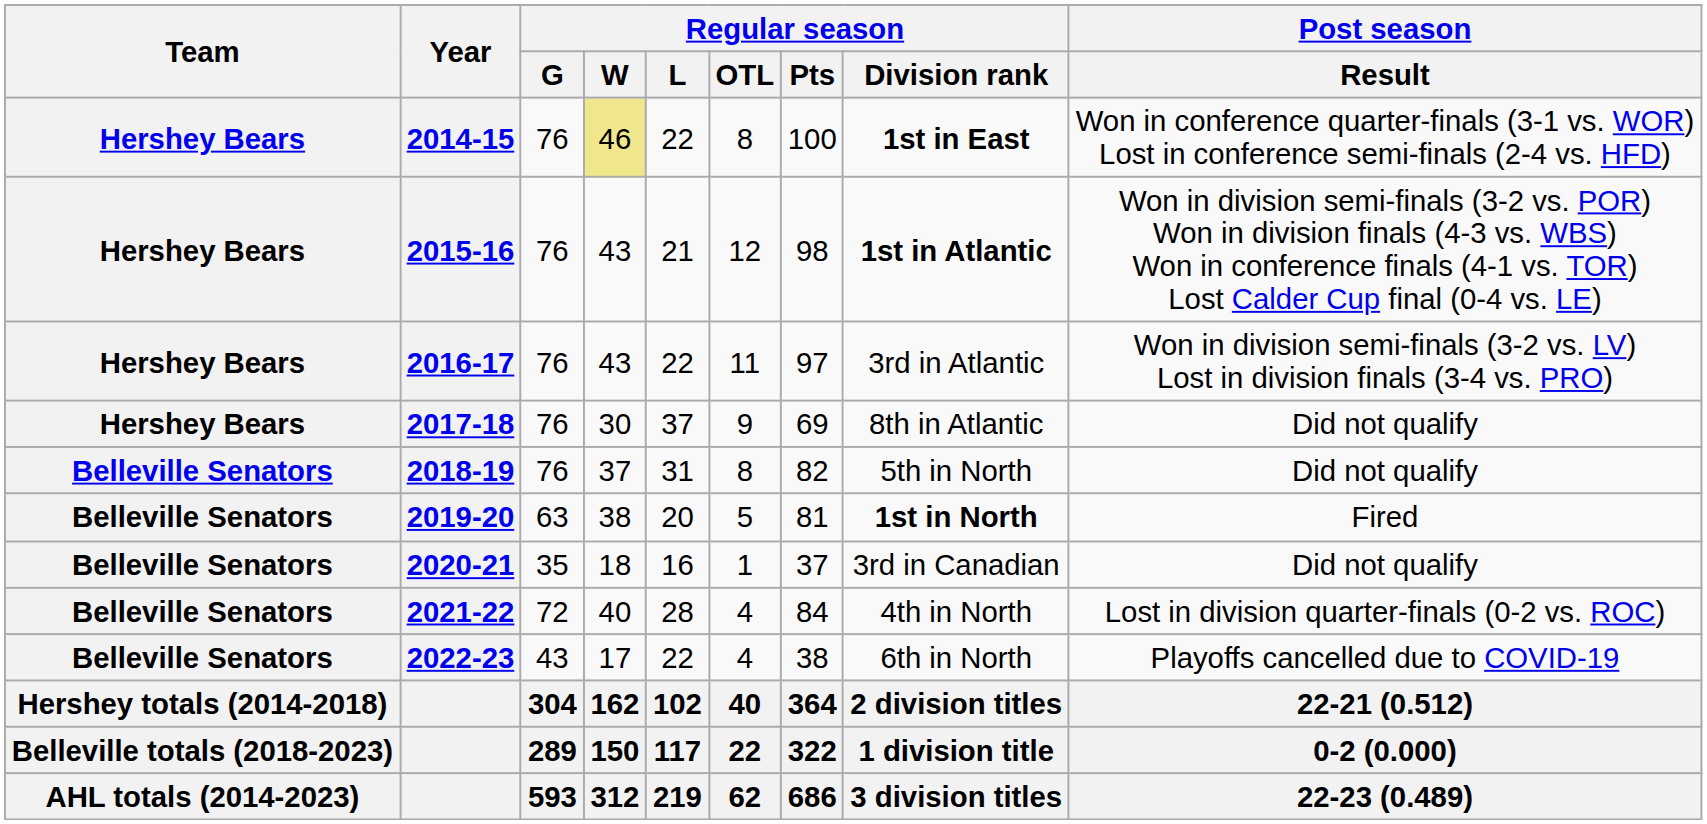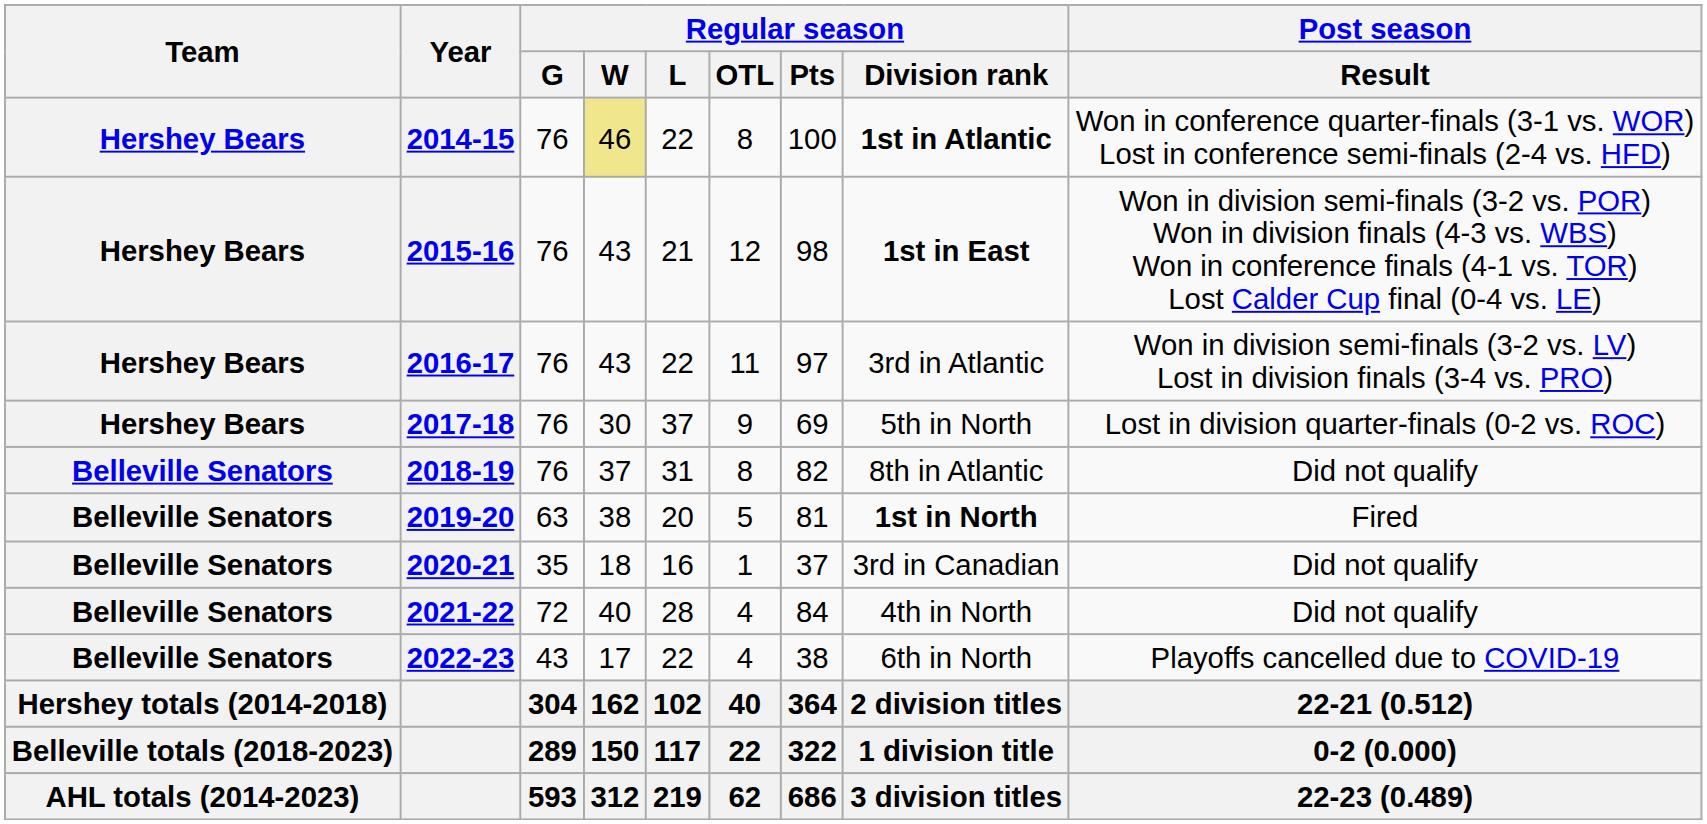(956, 138) 1st in East -> (956, 138) 1st in Atlantic
(956, 250) 1st in Atlantic -> (956, 250) 1st in East
(956, 425) 8th in Atlantic -> (956, 425) 5th in North
(1385, 425) Did not qualify -> (1385, 425) Lost in division quarter-finals (0-2 vs. ROC)
(956, 471) 5th in North -> (956, 471) 8th in Atlantic
(1385, 610) Lost in division quarter-finals (0-2 vs. ROC) -> (1385, 610) Did not qualify
